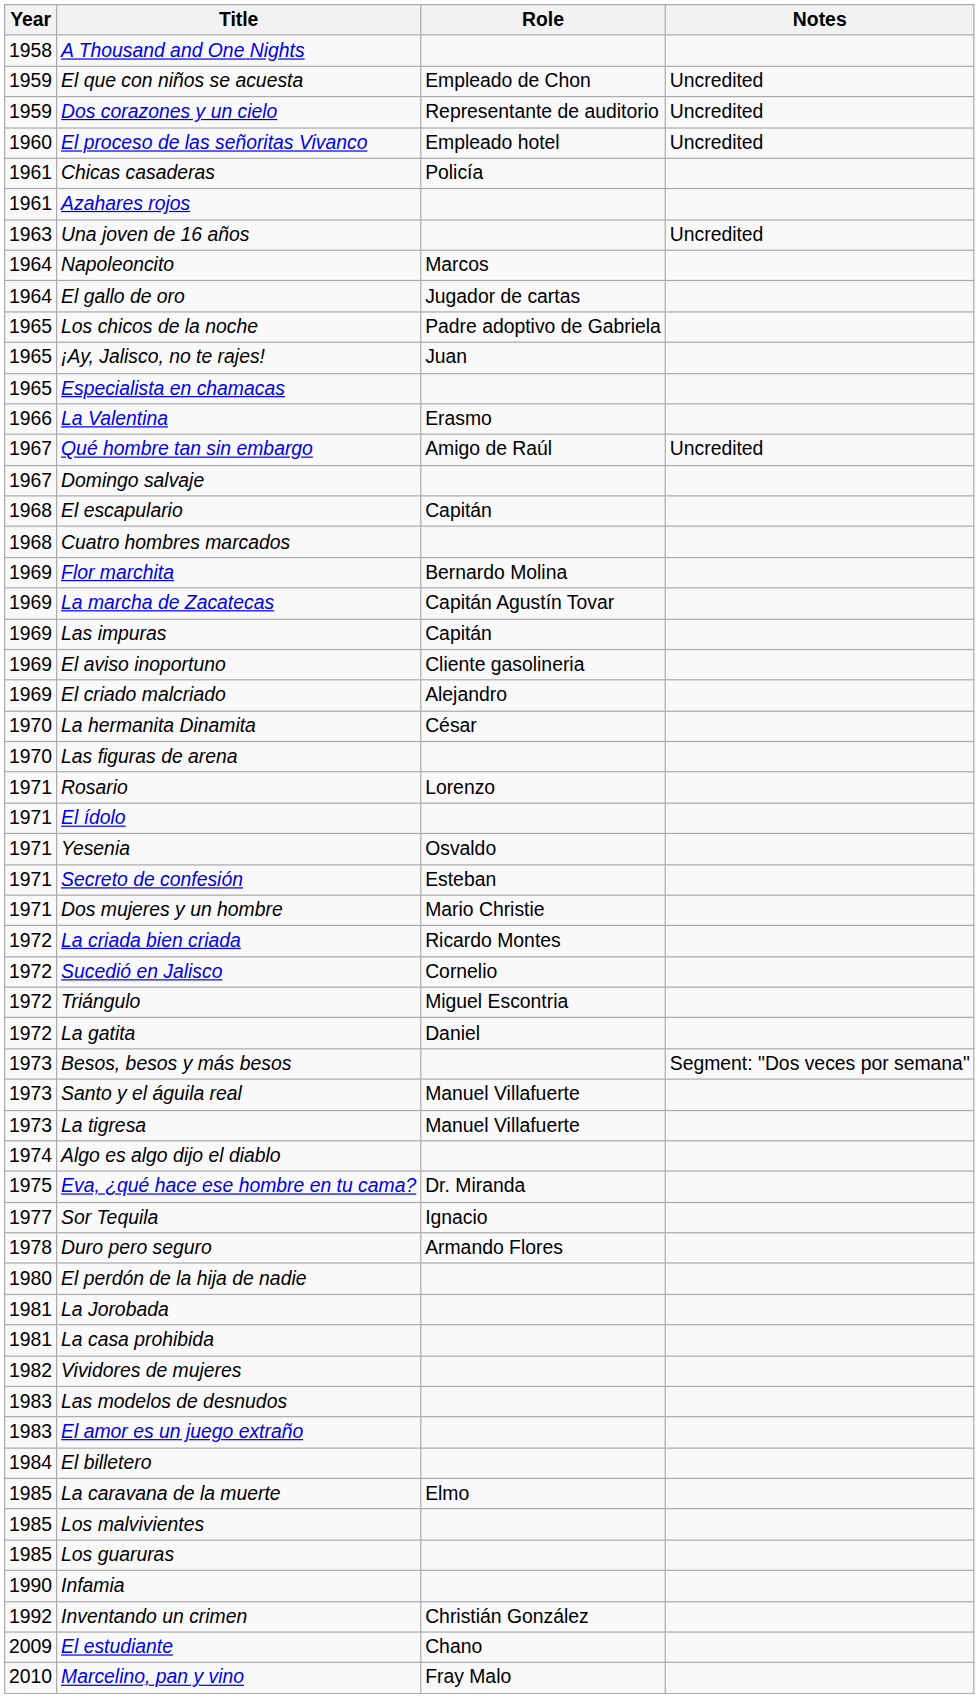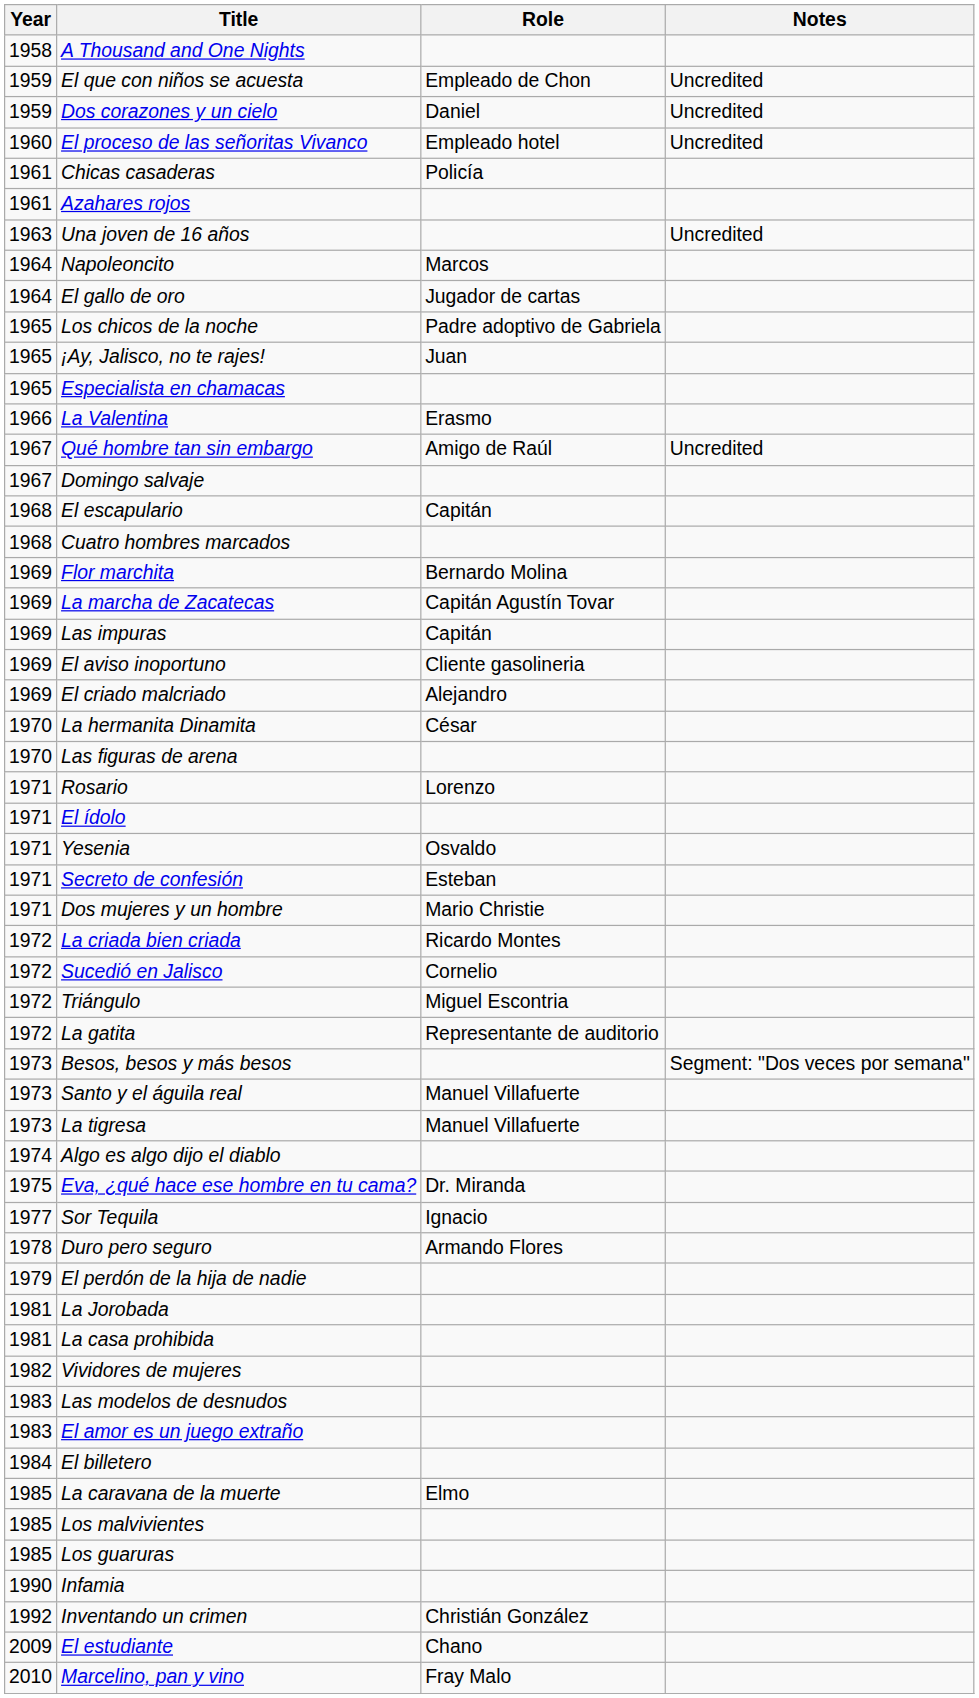(542, 111) Representante de auditorio -> (453, 111) Daniel
(453, 1033) Daniel -> (542, 1033) Representante de auditorio
(31, 1278) 1980 -> (31, 1278) 1979
